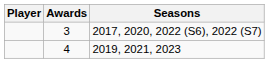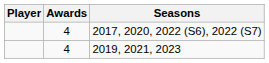(67, 31) 3 -> (67, 31) 4
